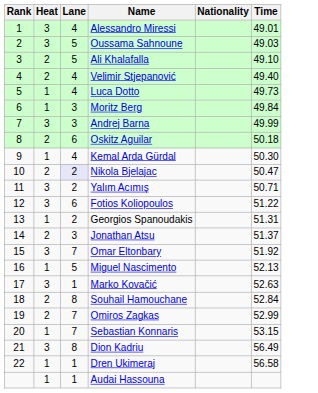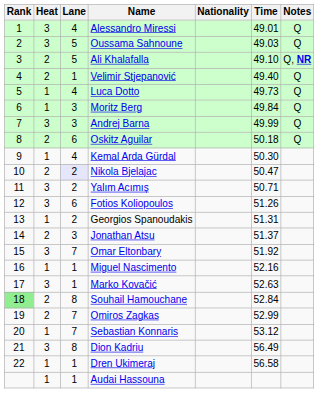+ column: (297, 12)
(74, 76) 4 -> (74, 76) 1
(266, 204) 51.22 -> (266, 204) 51.26
(74, 268) 5 -> (74, 268) 1
(266, 268) 52.13 -> (266, 268) 52.16
(19, 300) no background -> (19, 300) lightgreen background
(266, 332) 53.15 -> (266, 332) 53.12
